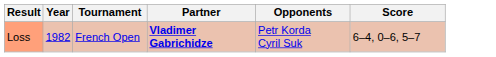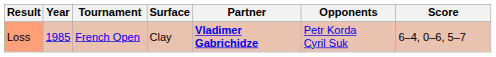+ column: (170, 13)
(58, 36) 1982 -> (58, 36) 1985
